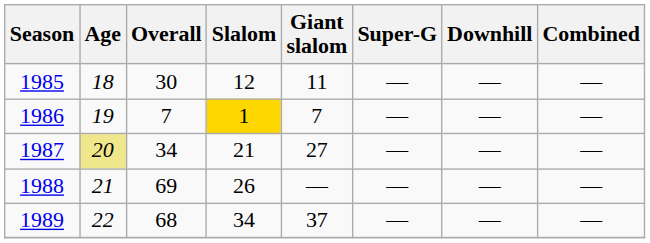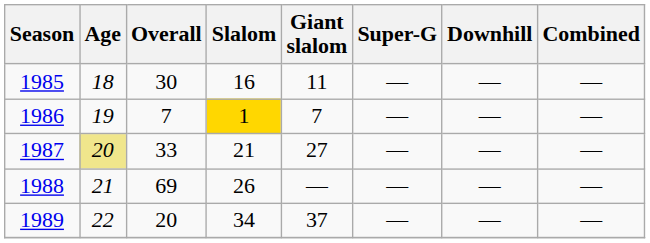(244, 81) 12 -> (244, 81) 16
(166, 150) 34 -> (166, 150) 33
(166, 220) 68 -> (166, 220) 20
